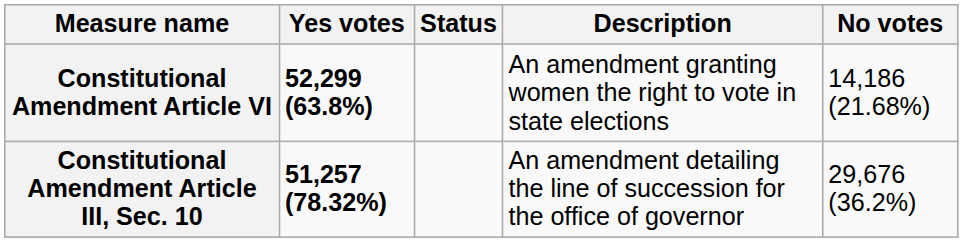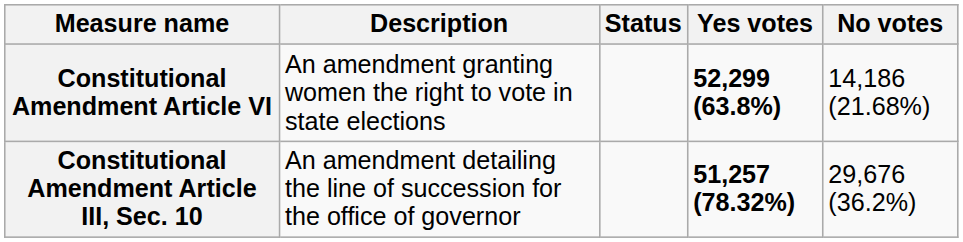columns swapped: (663, 24) <-> (347, 24)
